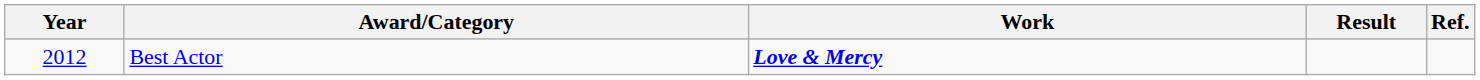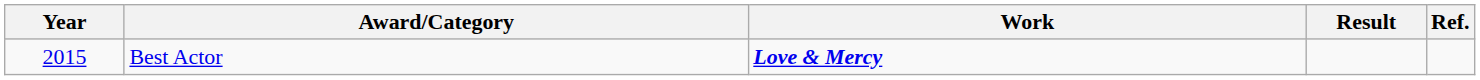(65, 56) 2012 -> (65, 56) 2015
